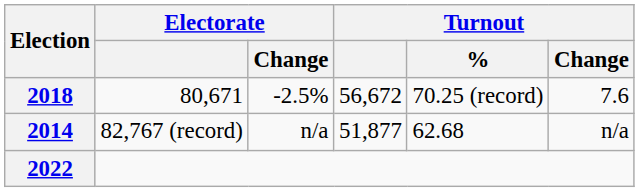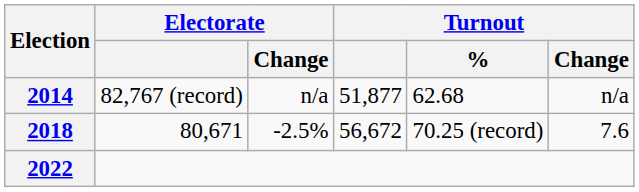rows swapped: (50, 131) <-> (50, 95)
